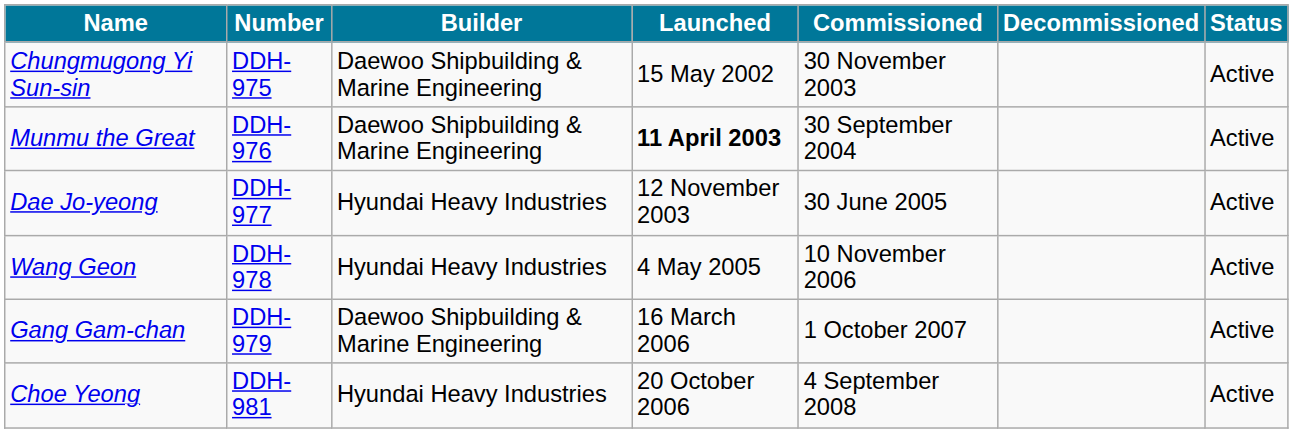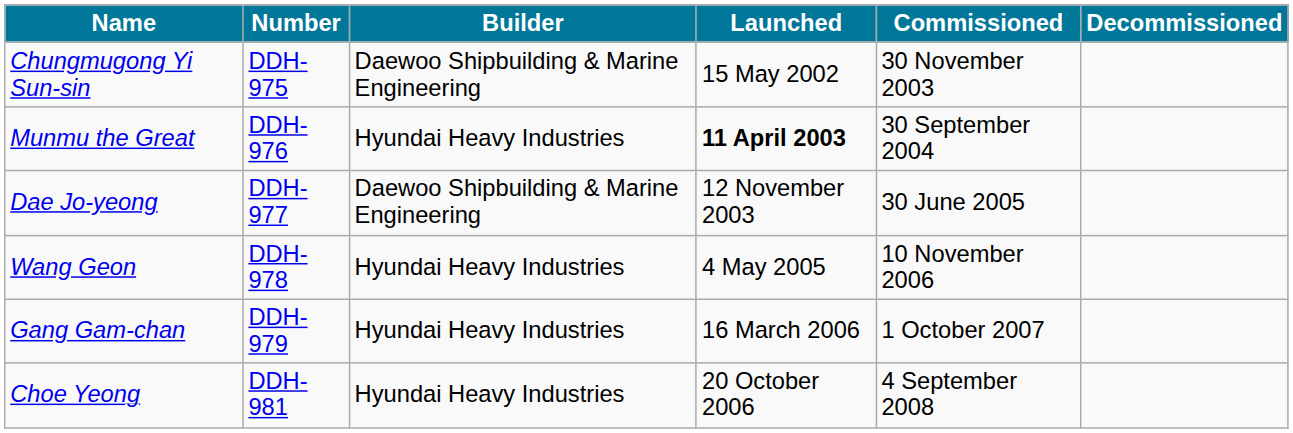- column: (1246, 23)
(459, 138) Daewoo Shipbuilding & Marine Engineering -> (490, 138) Hyundai Heavy Industries
(472, 202) Hyundai Heavy Industries -> (517, 202) Daewoo Shipbuilding & Marine Engineering
(459, 330) Daewoo Shipbuilding & Marine Engineering -> (490, 330) Hyundai Heavy Industries
